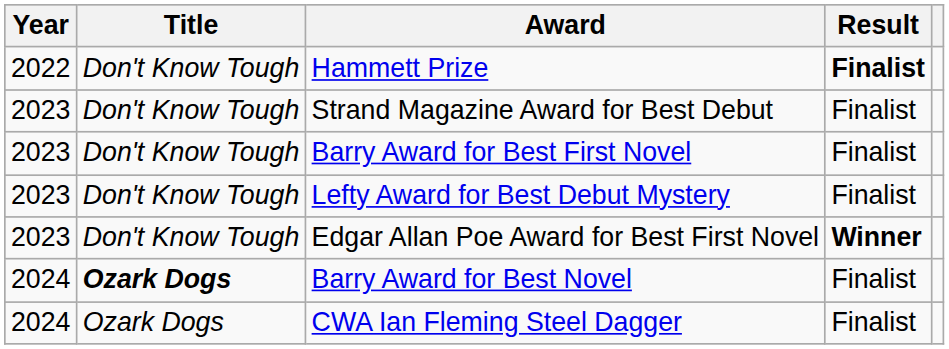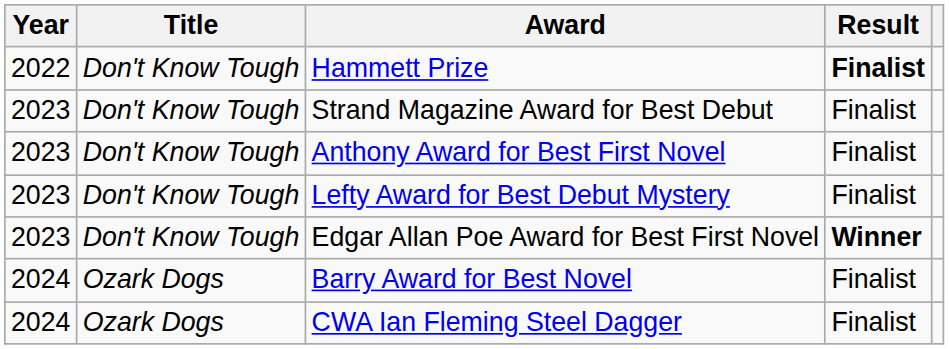- row: (501, 152)
+ row: (519, 152)
(157, 279) bold -> (153, 279) normal
